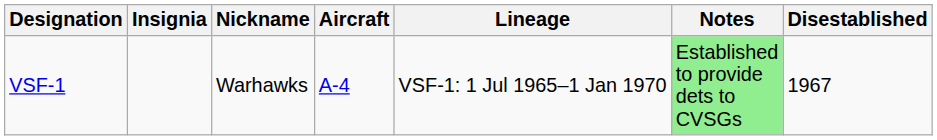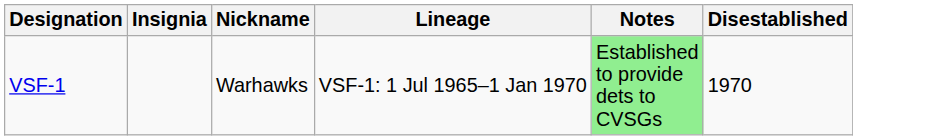- column: (354, 20)
(810, 85) 1967 -> (730, 85) 1970
